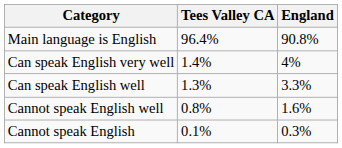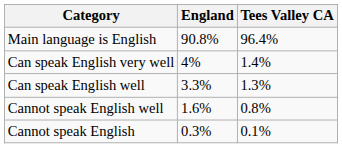columns swapped: (228, 16) <-> (307, 16)
